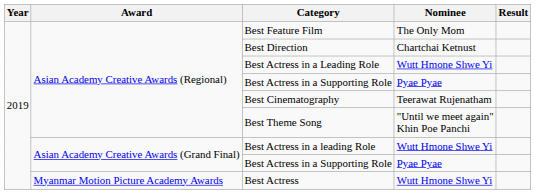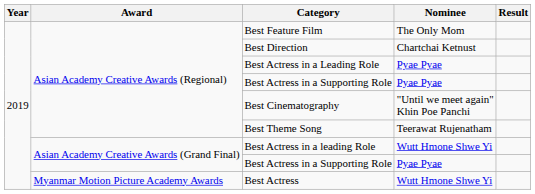(445, 64) Wutt Hmone Shwe Yi -> (419, 64) Pyae Pyae
(444, 99) Teerawat Rujenatham -> (445, 105) "Until we meet again" Khin Poe Panchi
(445, 122) "Until we meet again" Khin Poe Panchi -> (444, 128) Teerawat Rujenatham
